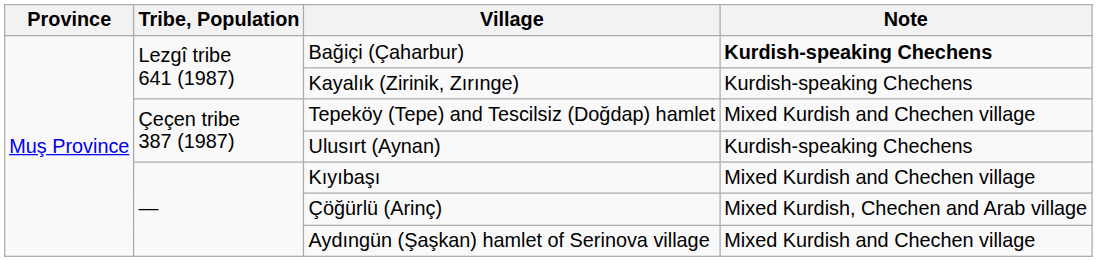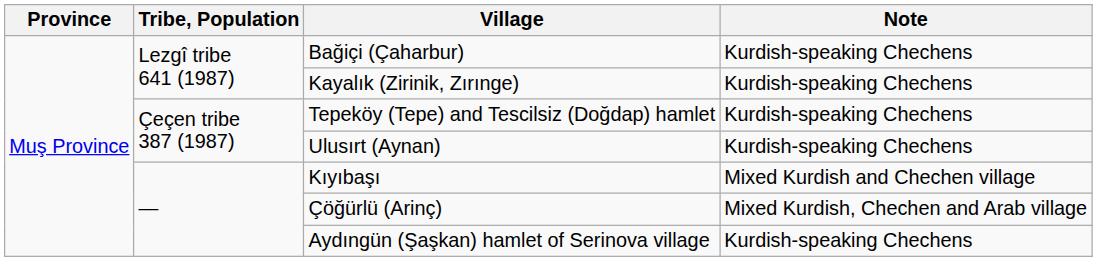(858, 51) bold -> (848, 51) normal
(880, 114) Mixed Kurdish and Chechen village -> (848, 114) Kurdish-speaking Chechens
(880, 240) Mixed Kurdish and Chechen village -> (848, 240) Kurdish-speaking Chechens
